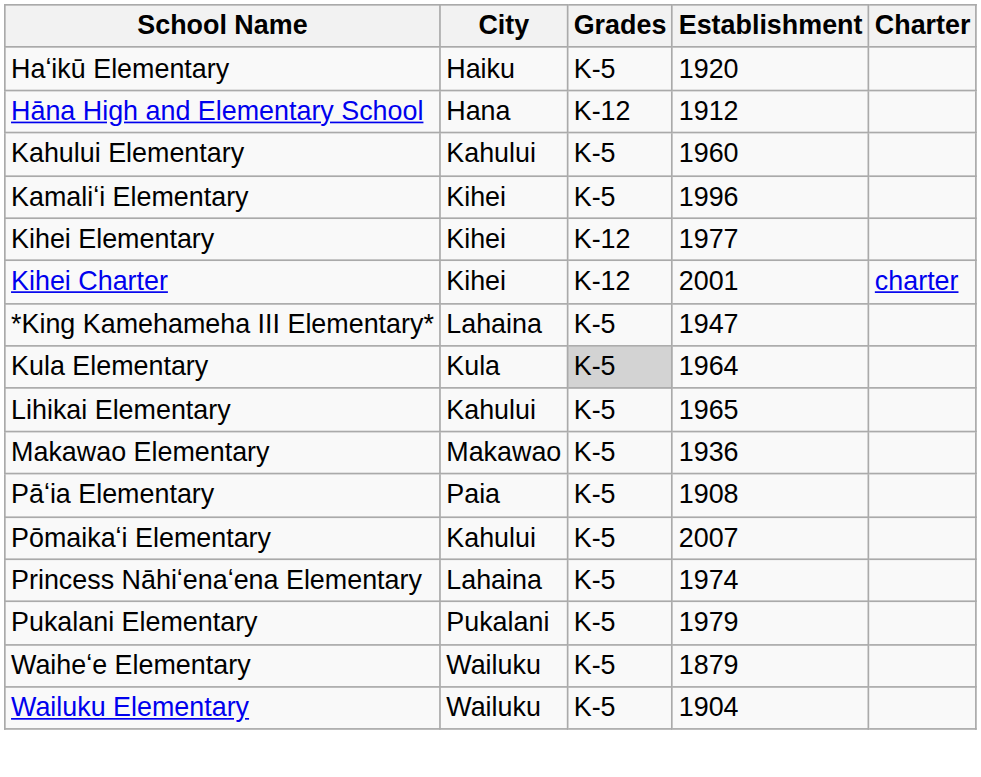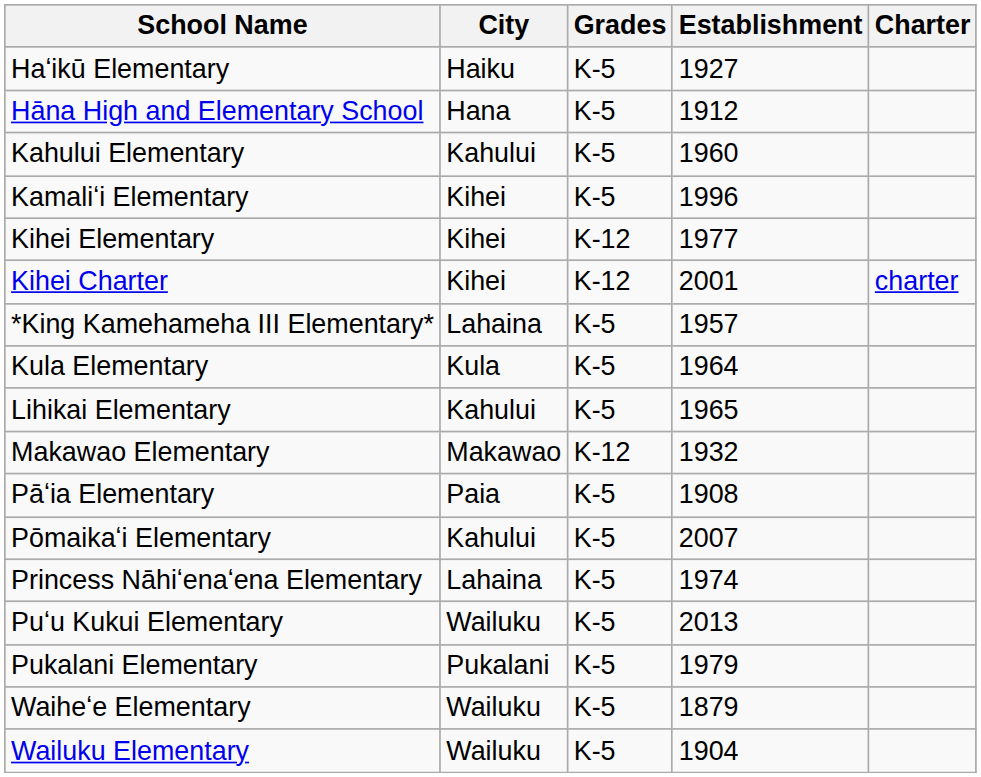(709, 68) 1920 -> (709, 68) 1927
(602, 111) K-12 -> (595, 111) K-5
(709, 324) 1947 -> (709, 324) 1957
(595, 366) lightgrey background -> (595, 366) no background
(595, 452) K-5 -> (602, 452) K-12
(709, 452) 1936 -> (709, 452) 1932
+ row: (147, 622)
